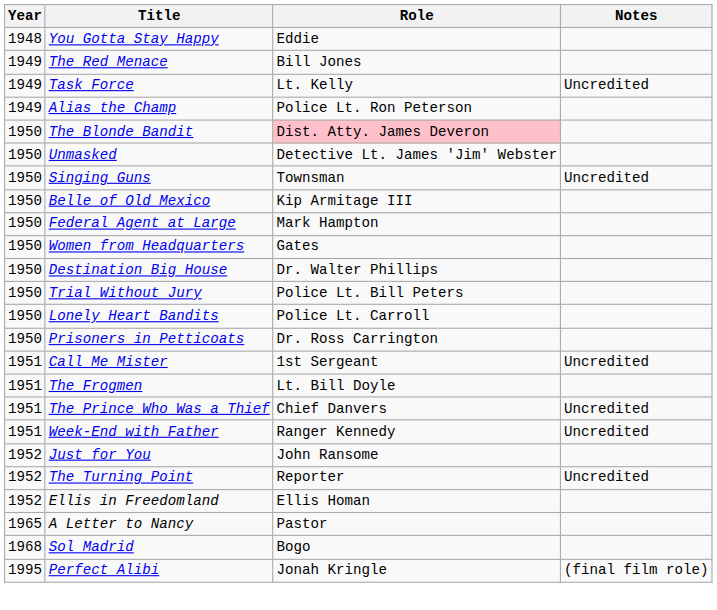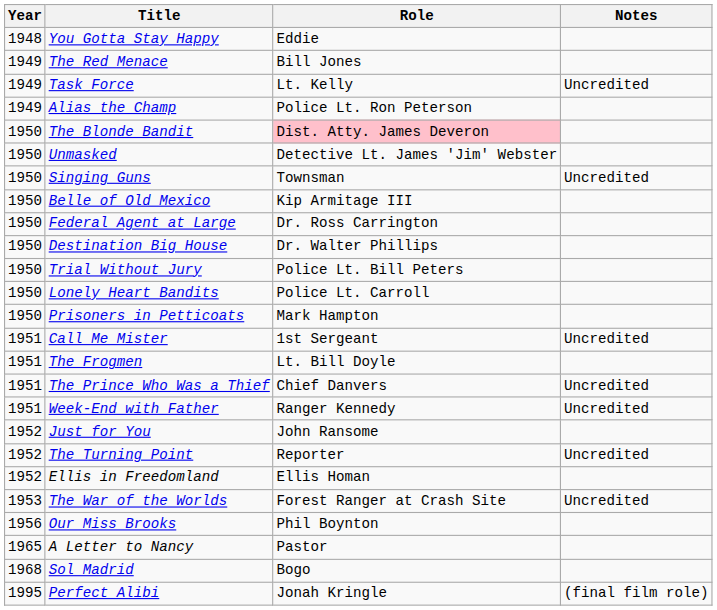(328, 224) Mark Hampton -> (357, 224) Dr. Ross Carrington
- row: (146, 247)
(357, 339) Dr. Ross Carrington -> (328, 316) Mark Hampton
+ row: (138, 501)
+ row: (112, 524)
